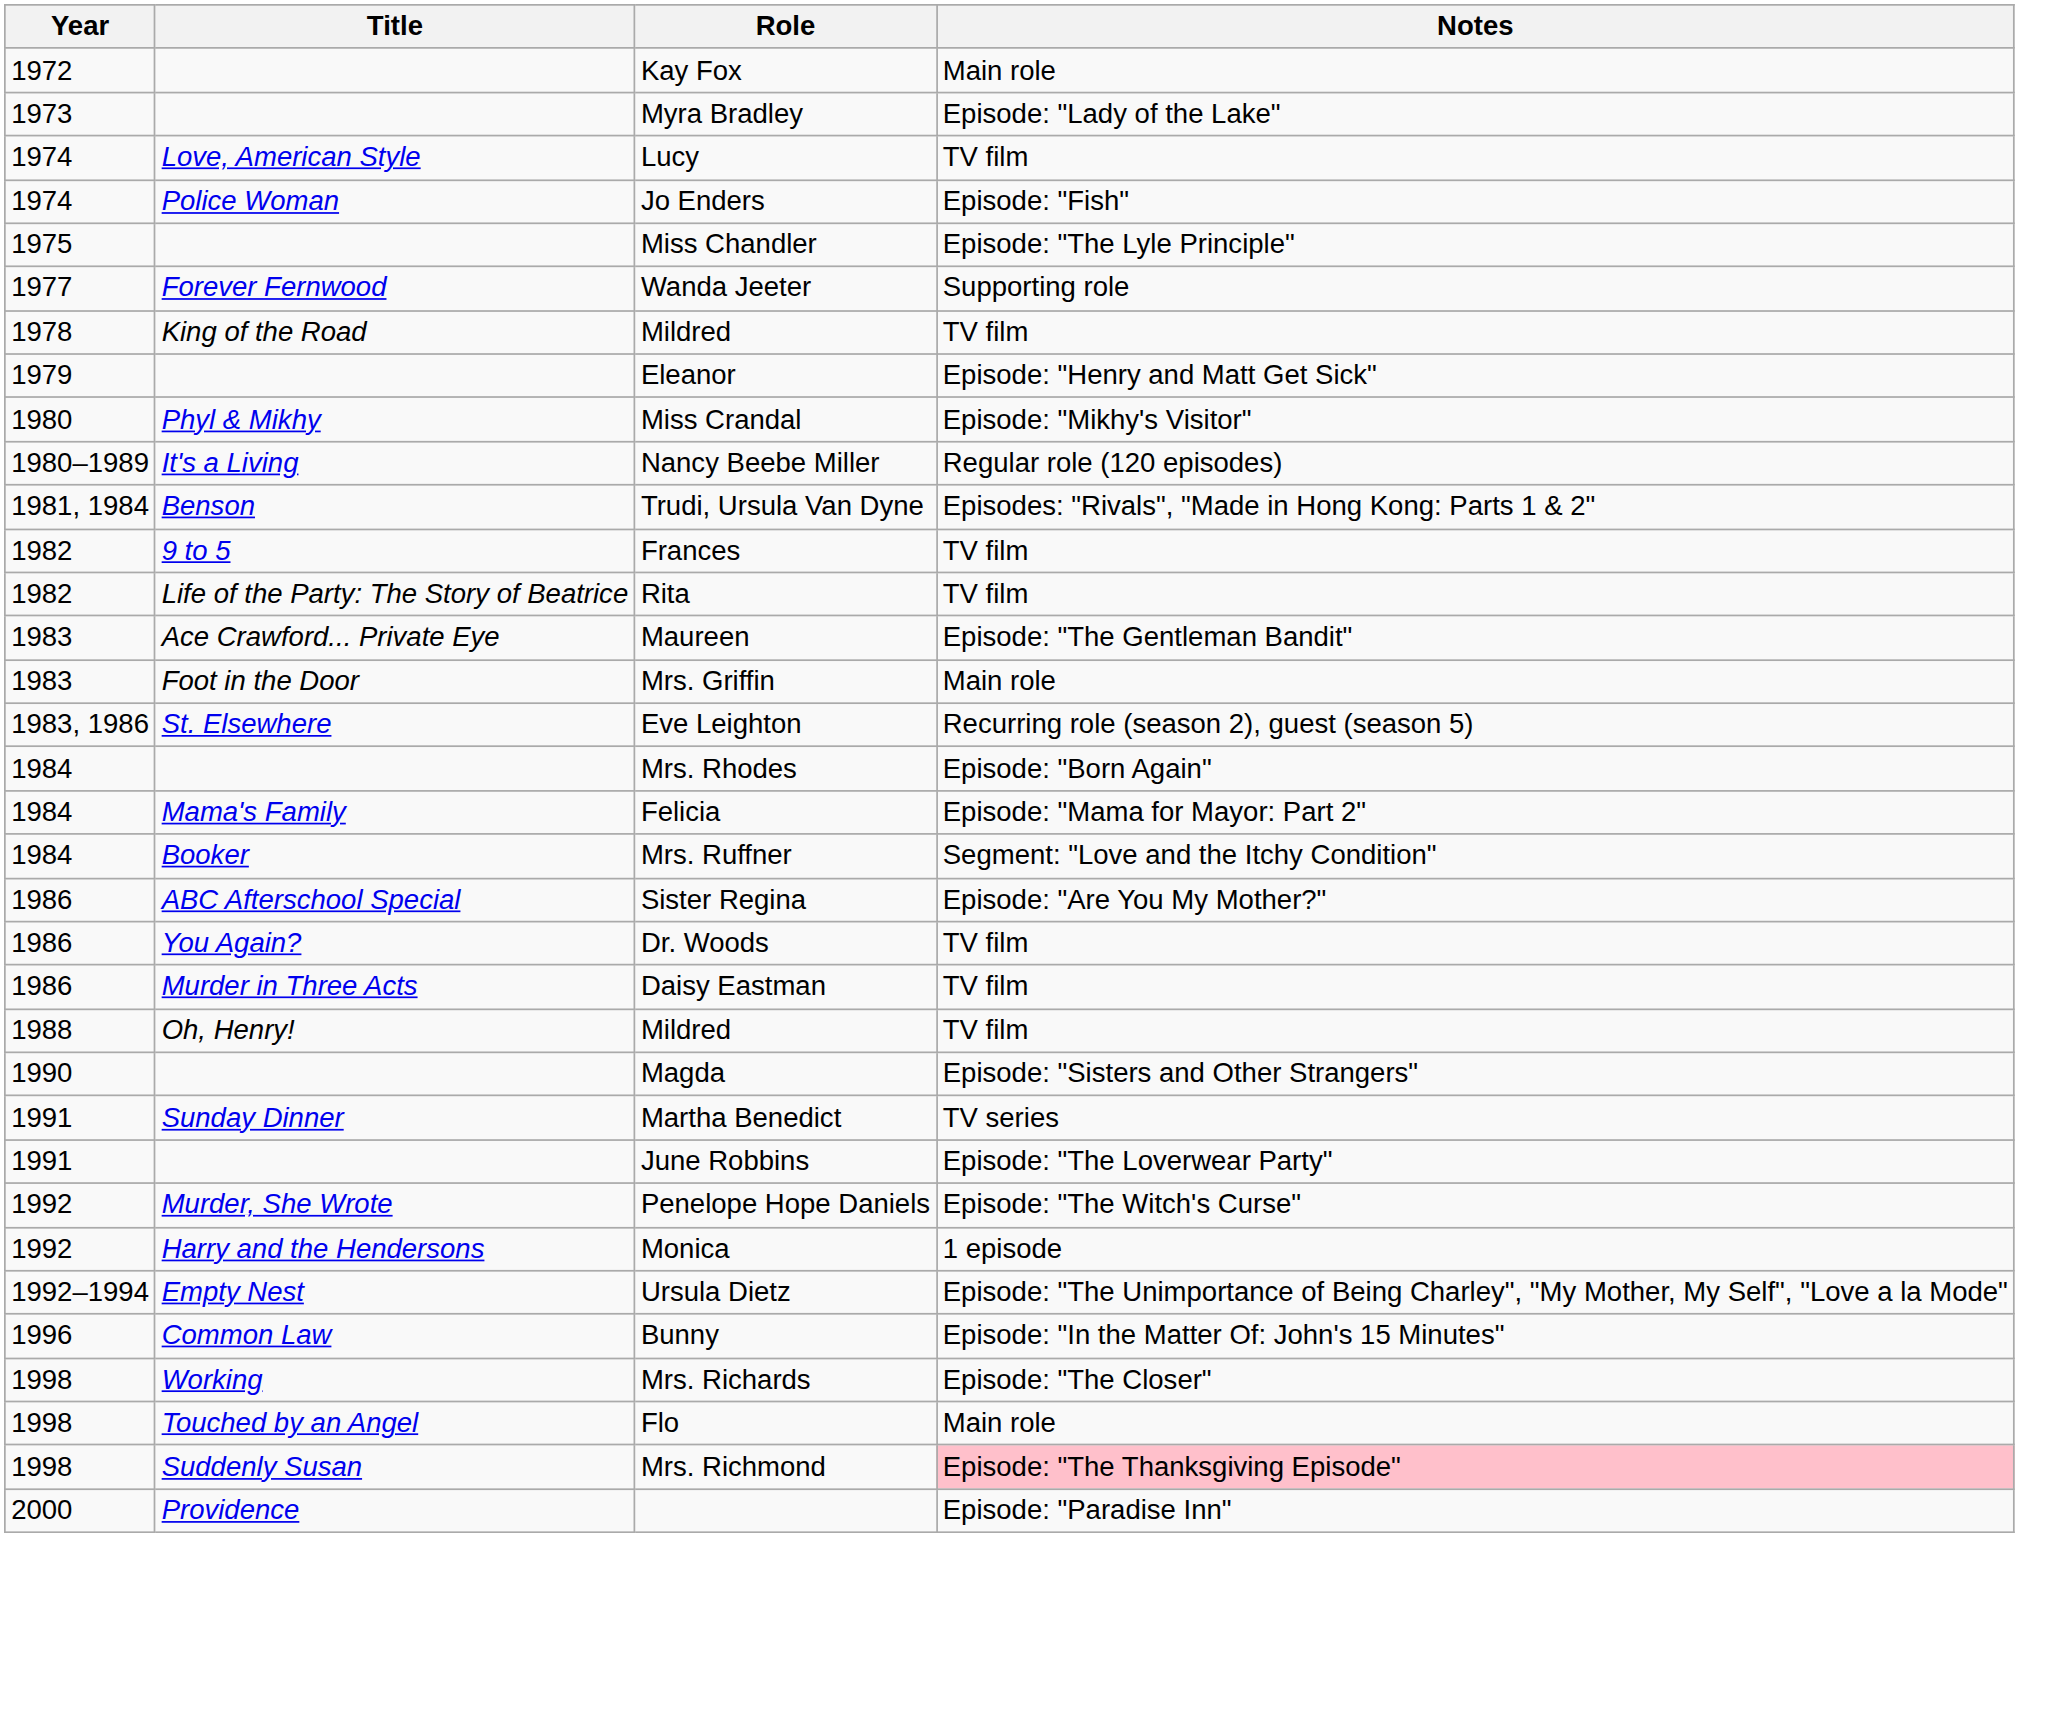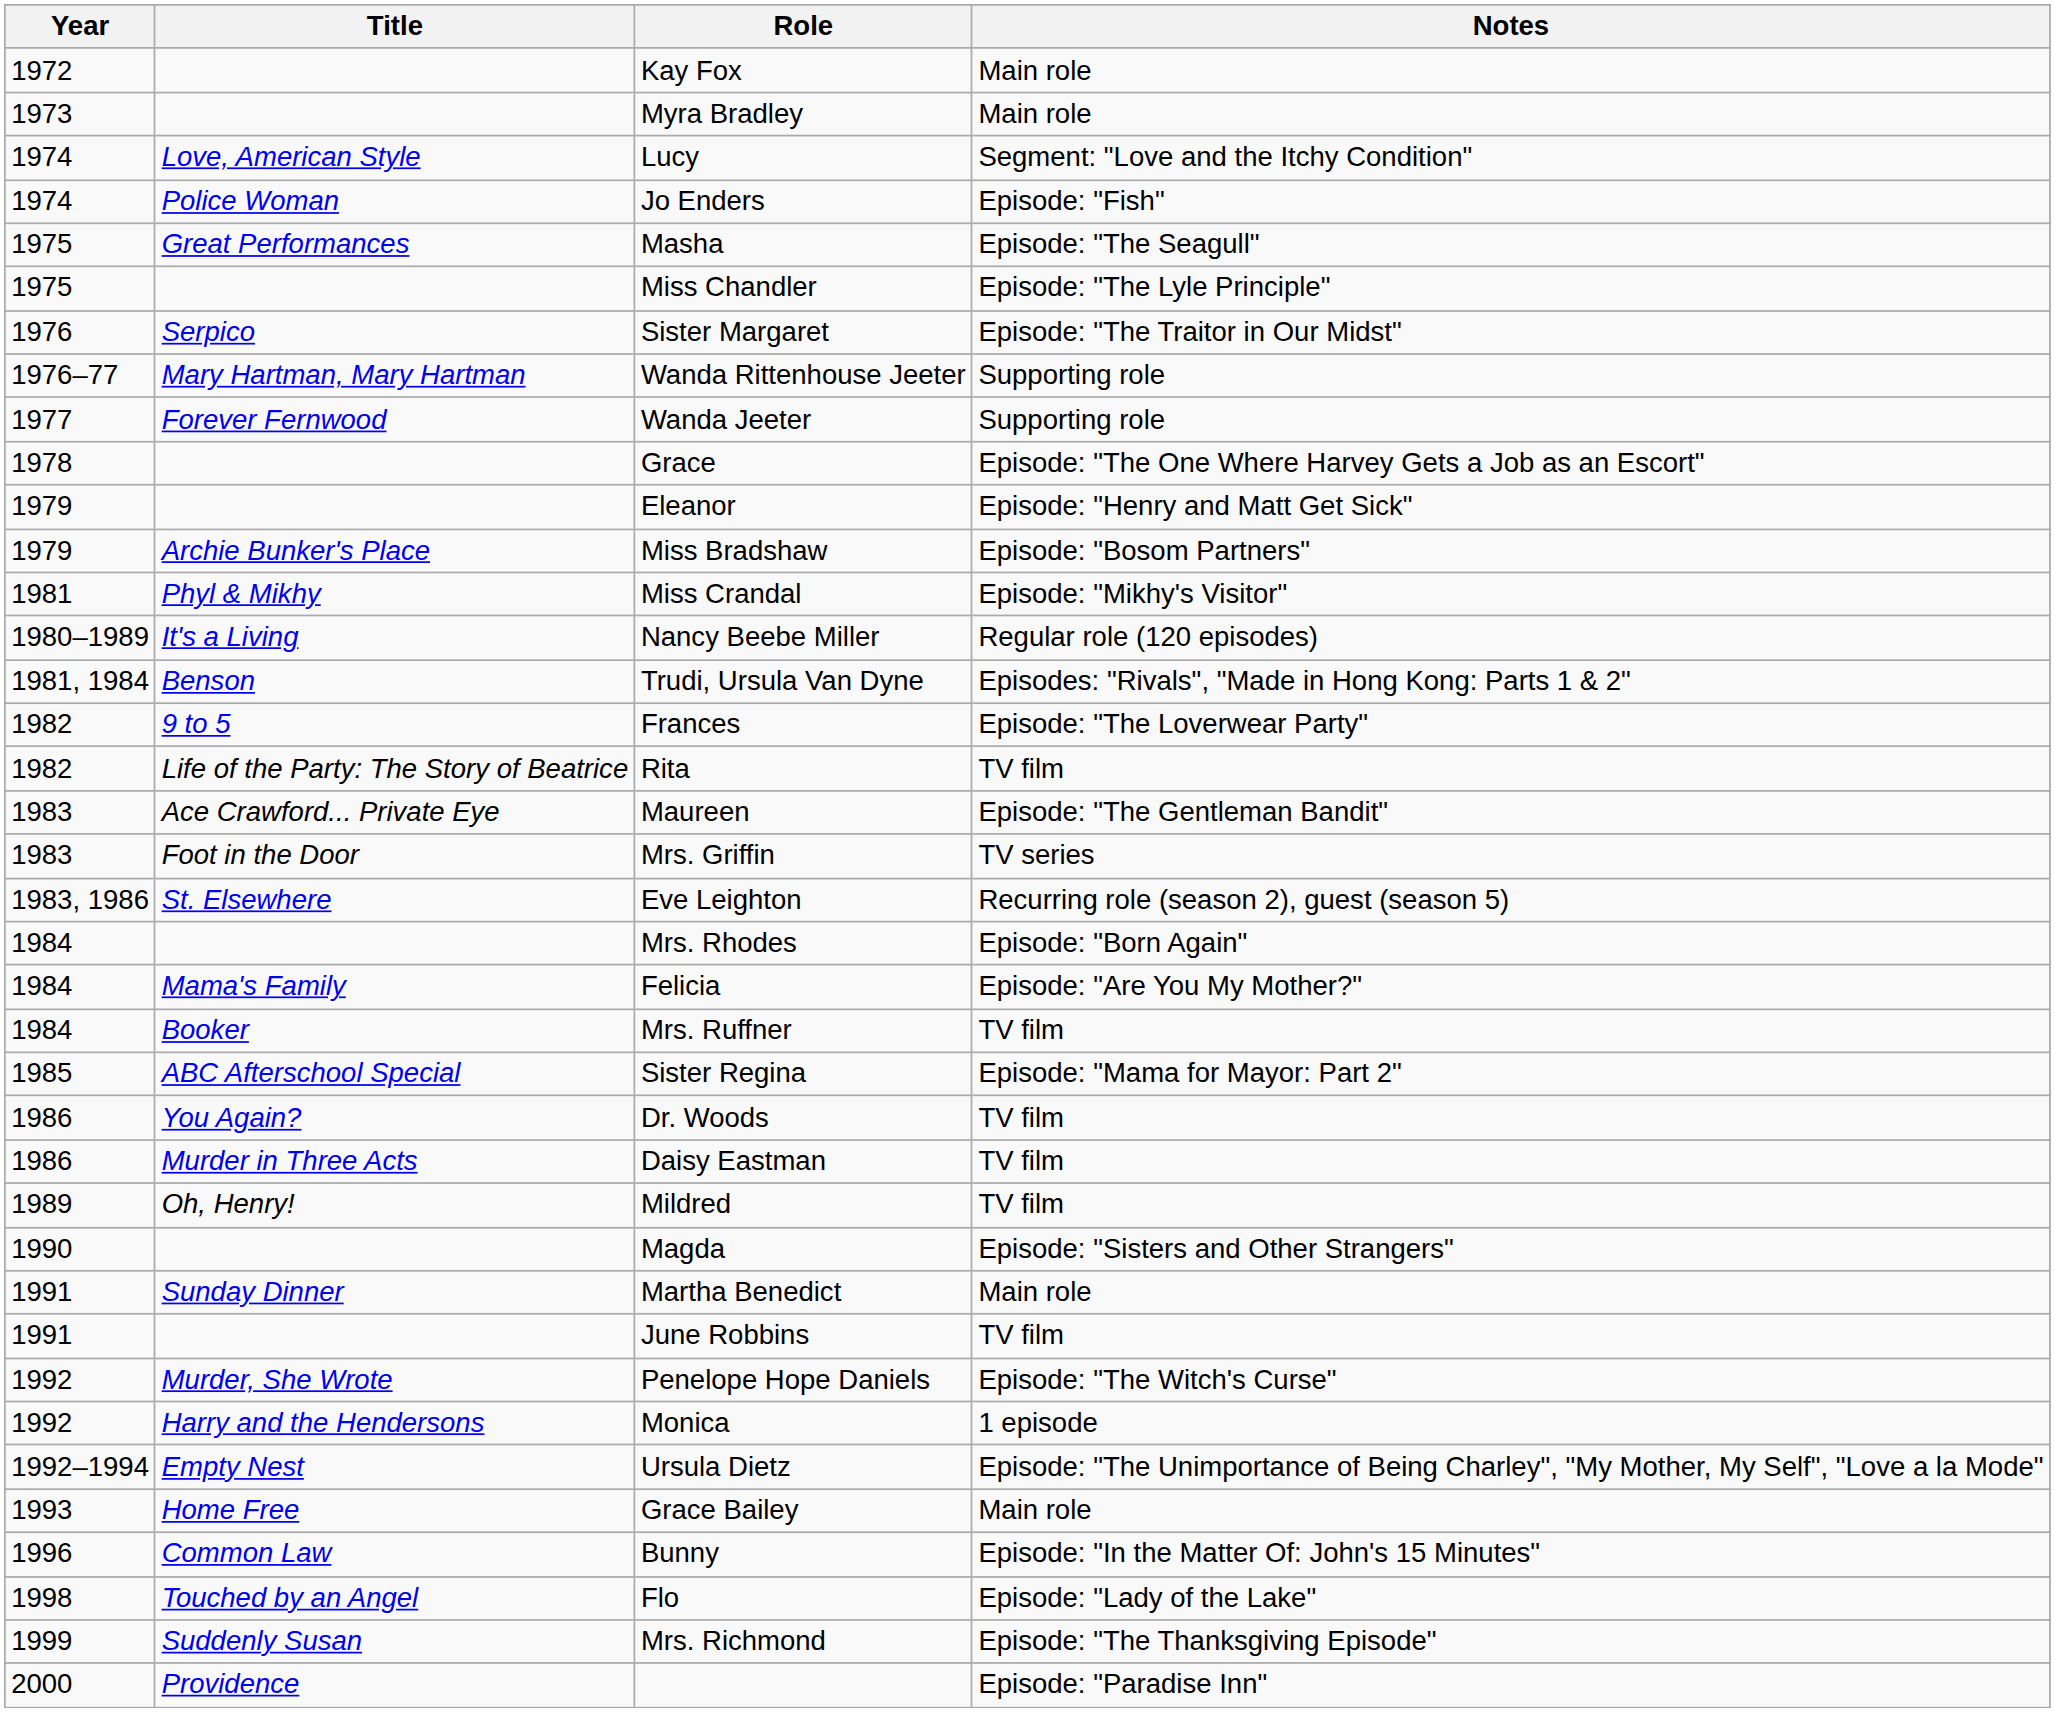(1112, 113) Episode: "Lady of the Lake" -> (1035, 113) Main role
(986, 157) TV film -> (1225, 157) Segment: "Love and the Itchy Condition"
+ row: (286, 244)
+ row: (208, 331)
+ row: (344, 375)
- row: (264, 331)
+ row: (395, 463)
+ row: (296, 550)
(42, 419) 1980 -> (42, 593) 1981
(986, 550) TV film -> (1173, 724) Episode: "The Loverwear Party"
(999, 680) Main role -> (1037, 855) TV series
(1154, 811) Episode: "Mama for Mayor: Part 2" -> (1170, 986) Episode: "Are You My Mother?"
(1190, 855) Segment: "Love and the Itchy Condition" -> (1021, 1030) TV film
(42, 899) 1986 -> (42, 1073) 1985
(1135, 899) Episode: "Are You My Mother?" -> (1190, 1073) Episode: "Mama for Mayor: Part 2"
(42, 1030) 1988 -> (42, 1204) 1989
(1001, 1117) TV series -> (1035, 1292) Main role
(1138, 1161) Episode: "The Loverwear Party" -> (1021, 1335) TV film
+ row: (230, 1510)
- row: (212, 1379)
(999, 1422) Main role -> (1147, 1597) Episode: "Lady of the Lake"
(42, 1466) 1998 -> (42, 1641) 1999
(1172, 1466) pink background -> (1207, 1641) no background
